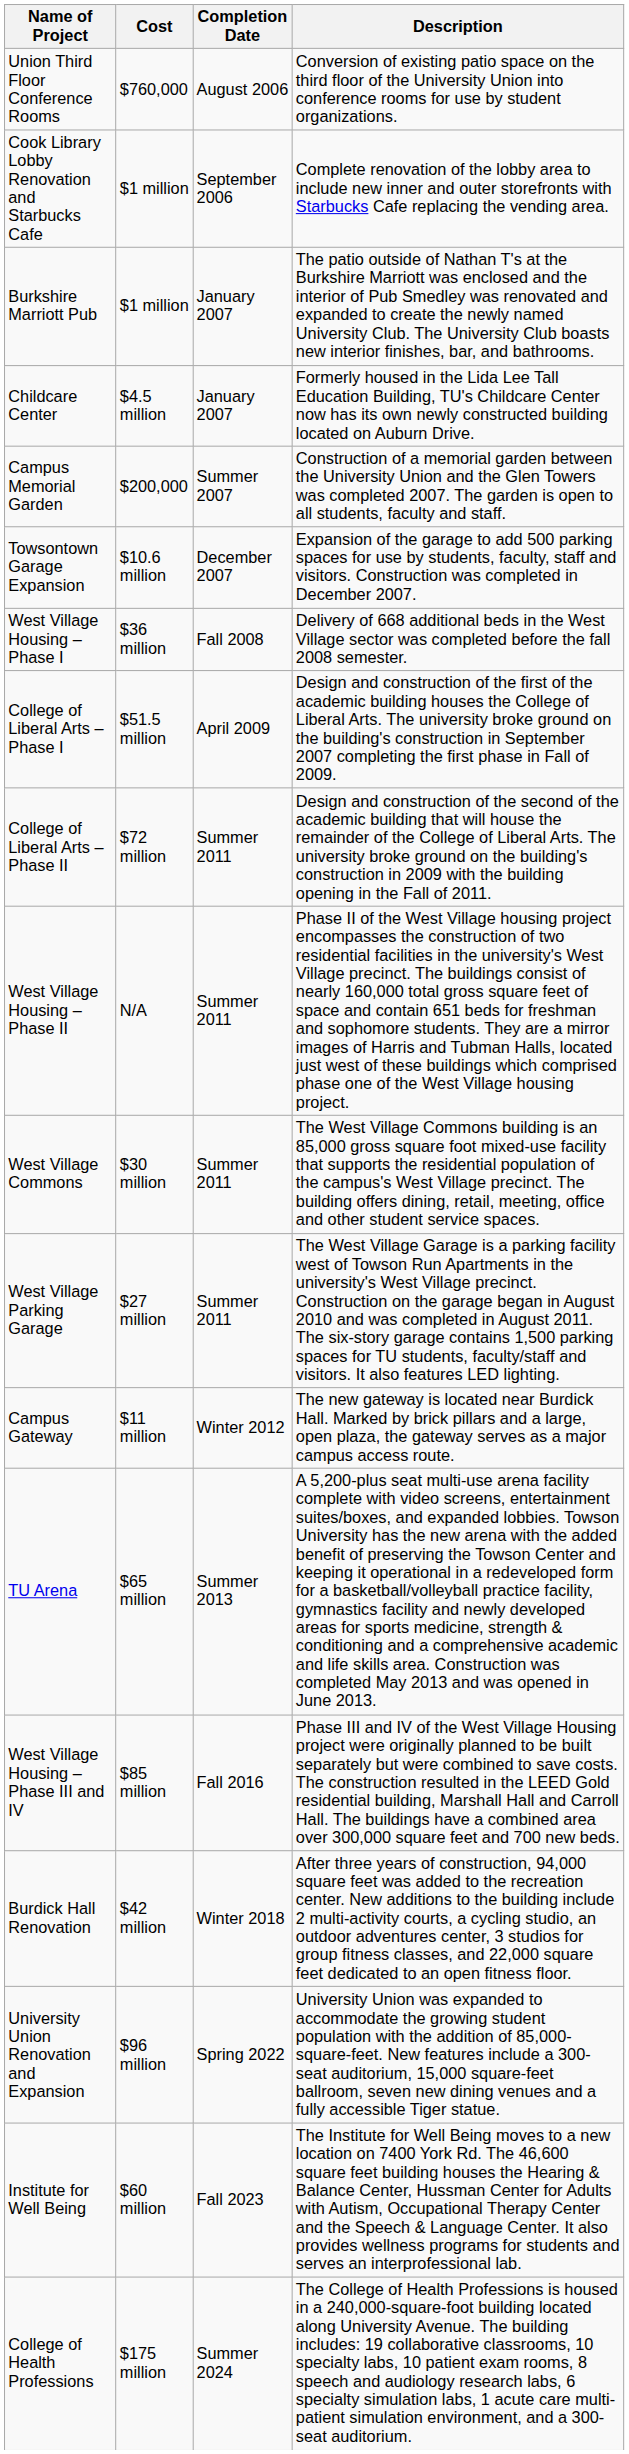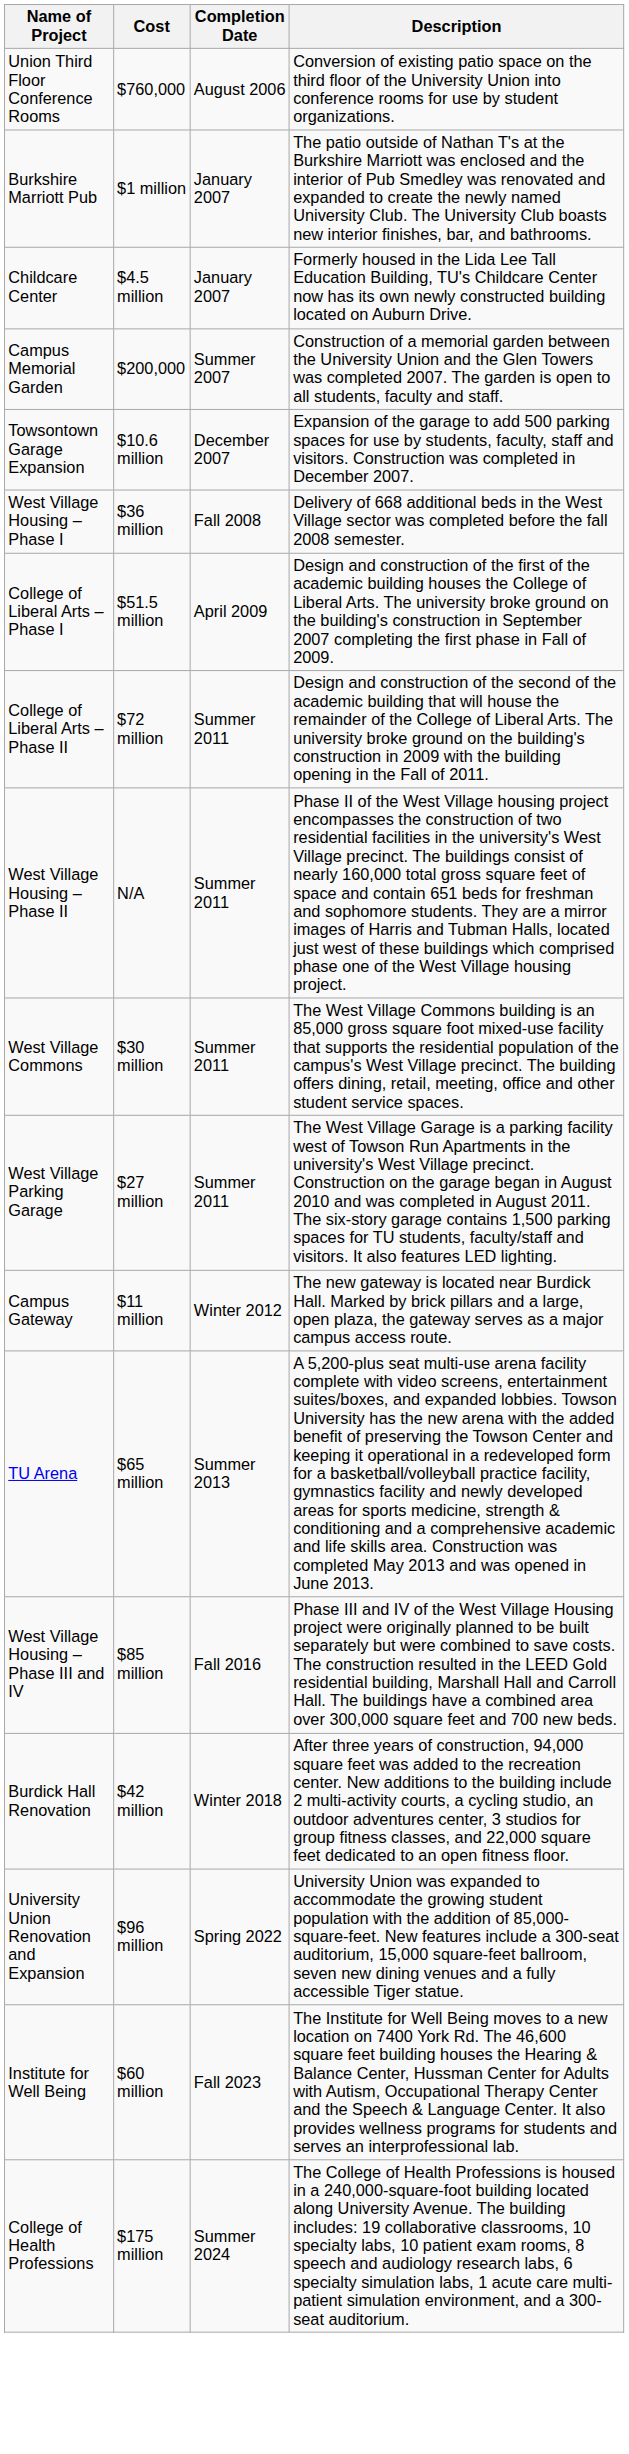- row: (55, 188)
